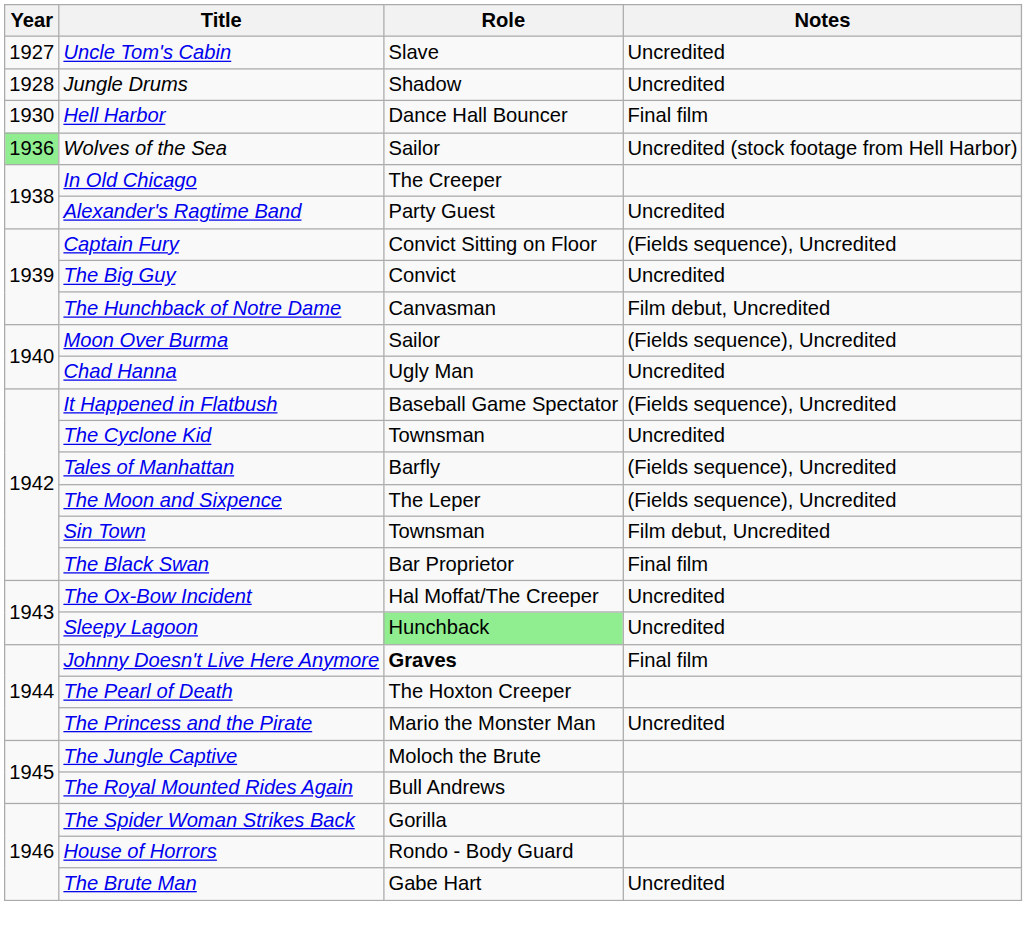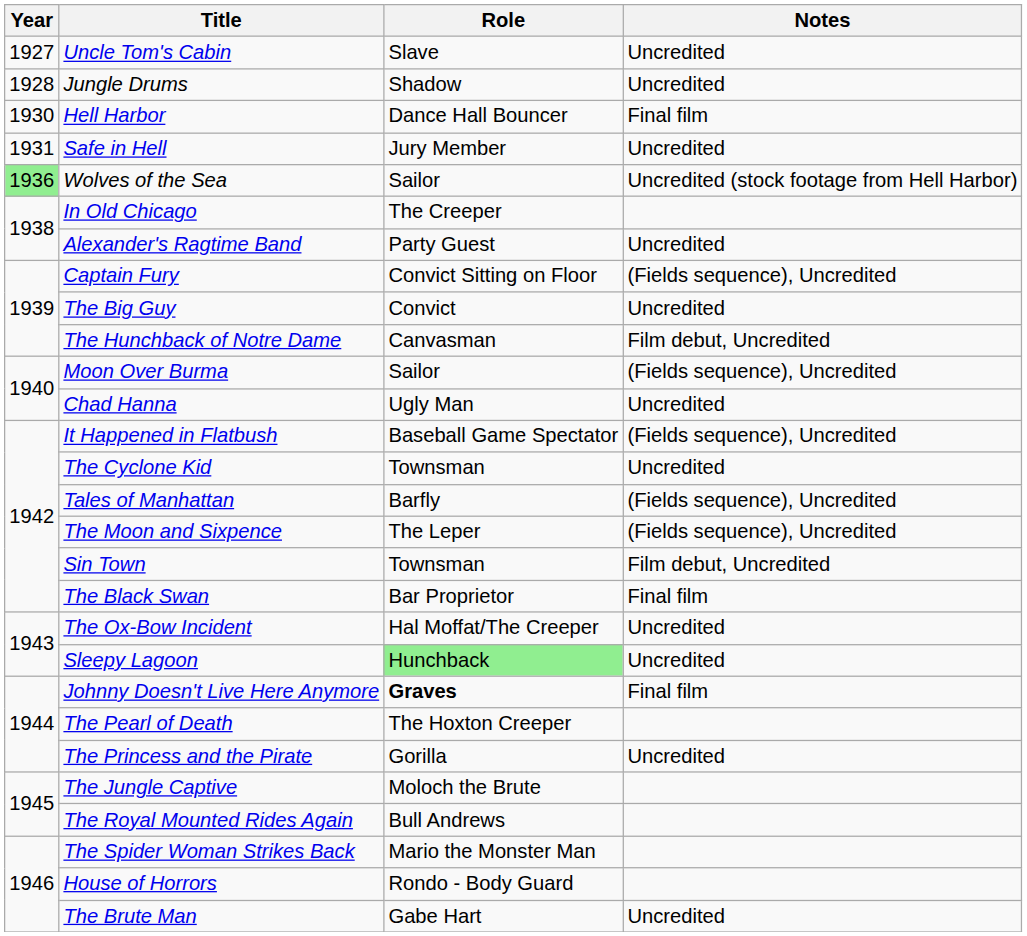+ row: (115, 148)
(492, 723) Mario the Monster Man -> (418, 755) Gorilla
(418, 819) Gorilla -> (492, 851) Mario the Monster Man
